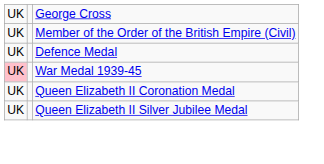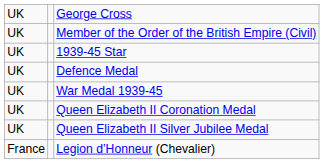+ row: (91, 52)
(16, 71) pink background -> (16, 91) no background
+ row: (136, 149)
